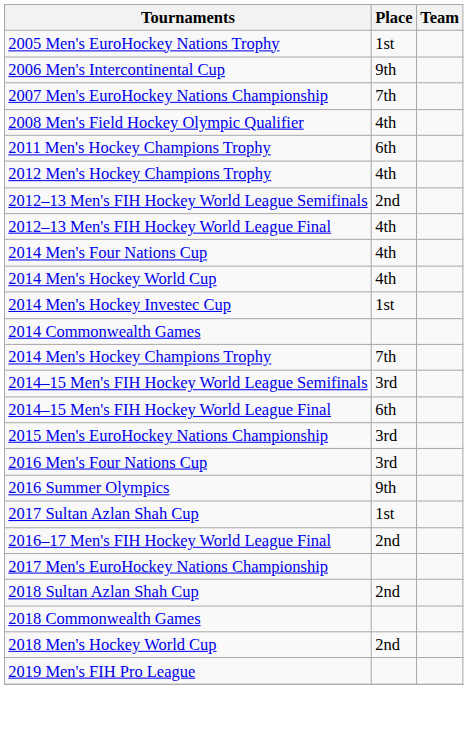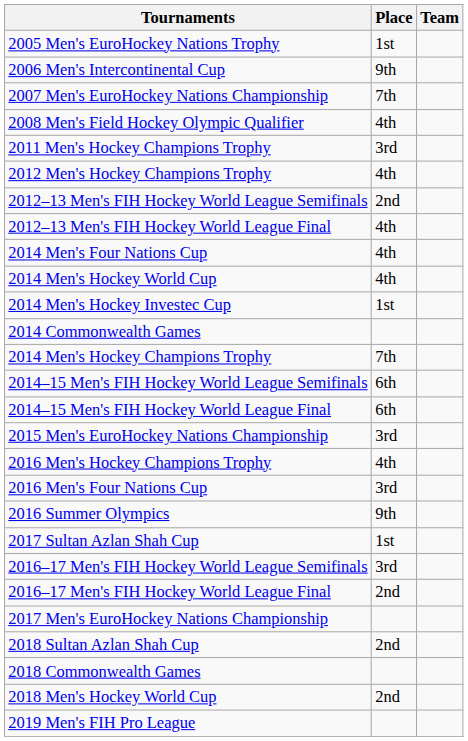(386, 148) 6th -> (386, 148) 3rd
(386, 383) 3rd -> (386, 383) 6th
+ row: (140, 461)
+ row: (188, 566)
